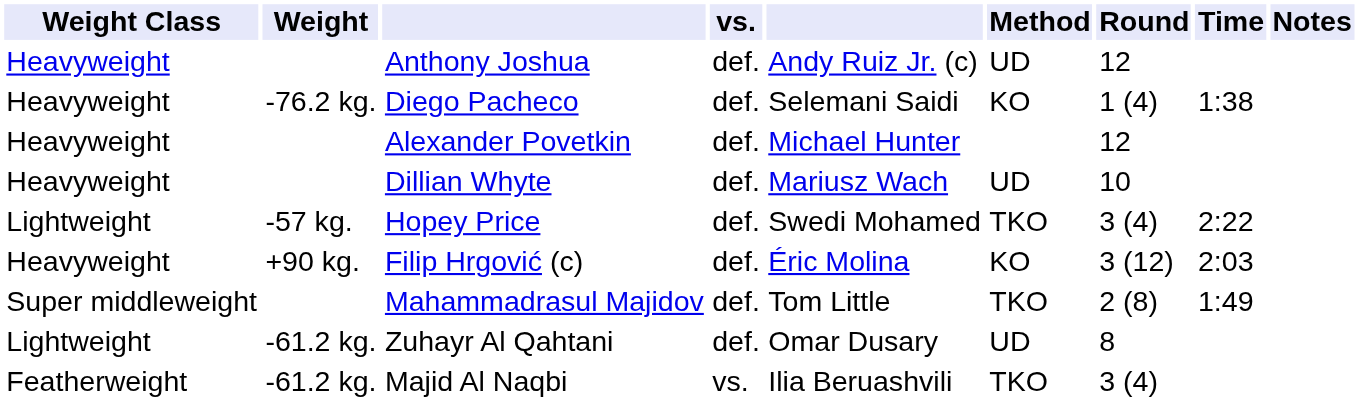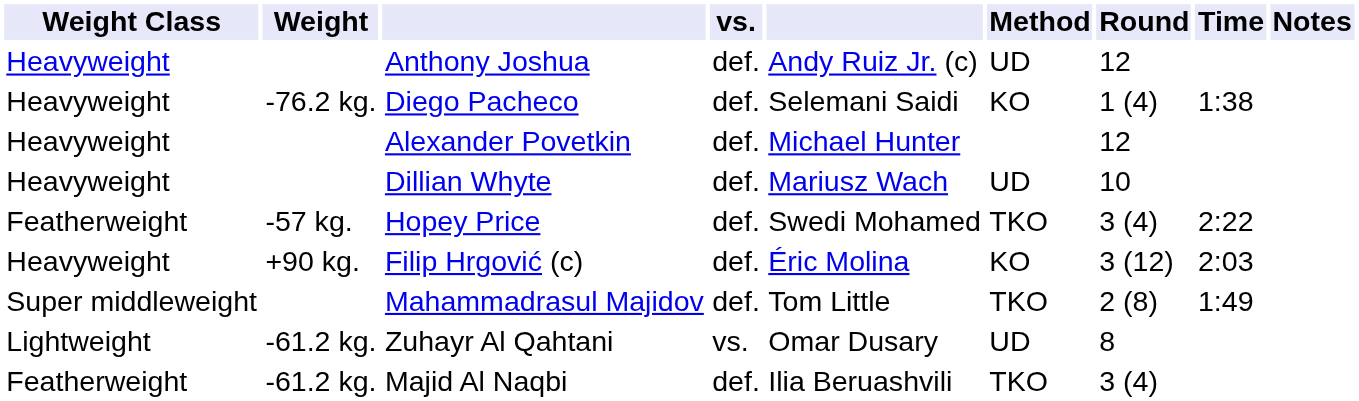(79, 222) Lightweight -> (97, 222) Featherweight
(736, 341) def. -> (730, 341) vs.
(730, 381) vs. -> (736, 381) def.
